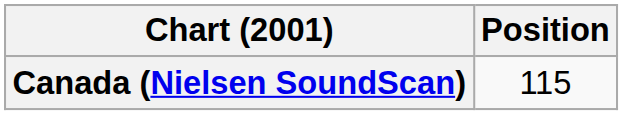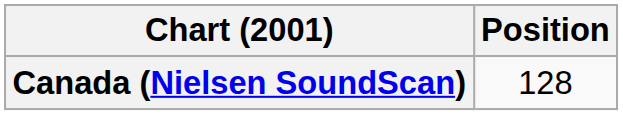(545, 82) 115 -> (545, 82) 128
